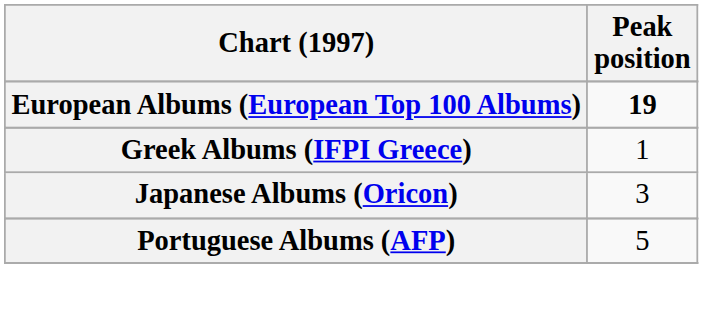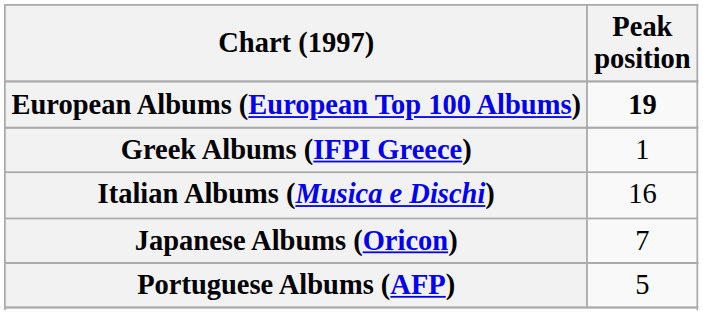+ row: (296, 194)
(642, 194) 3 -> (642, 239) 7
